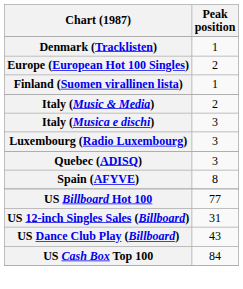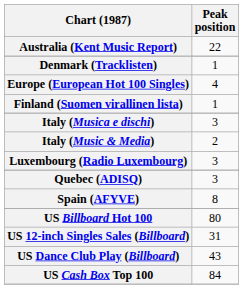+ row: (98, 46)
(215, 65) 2 -> (215, 84) 4
rows swapped: (98, 103) <-> (98, 122)
(215, 198) 77 -> (215, 217) 80
